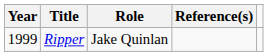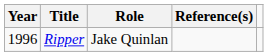(23, 39) 1999 -> (23, 39) 1996
